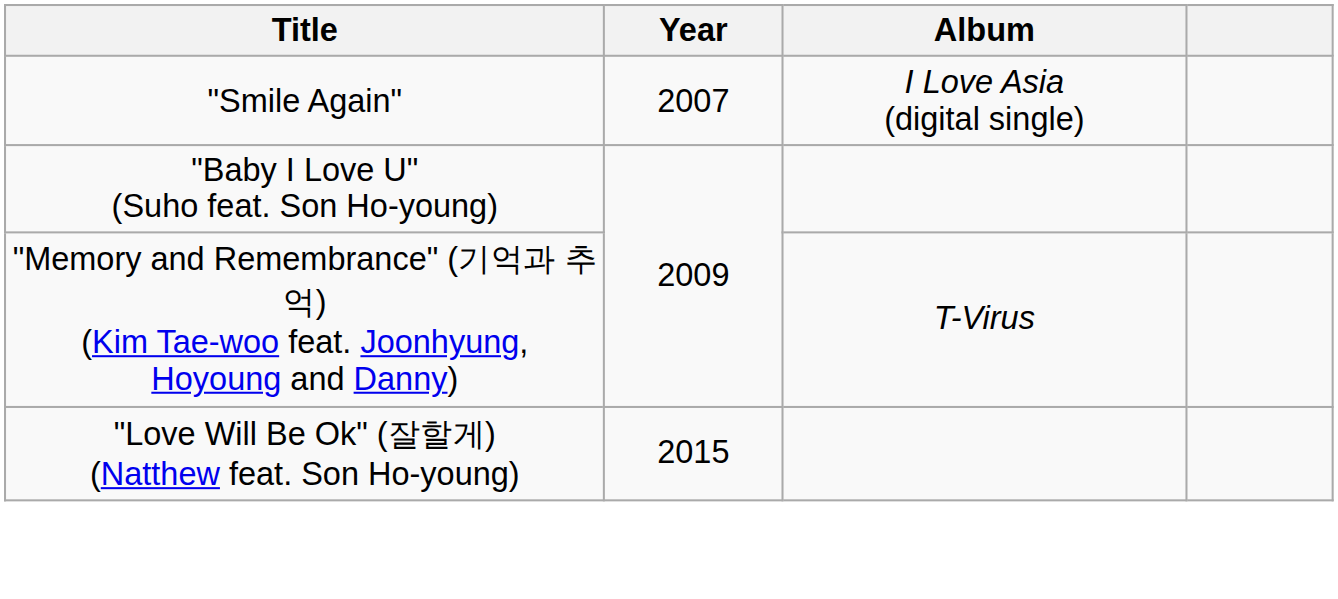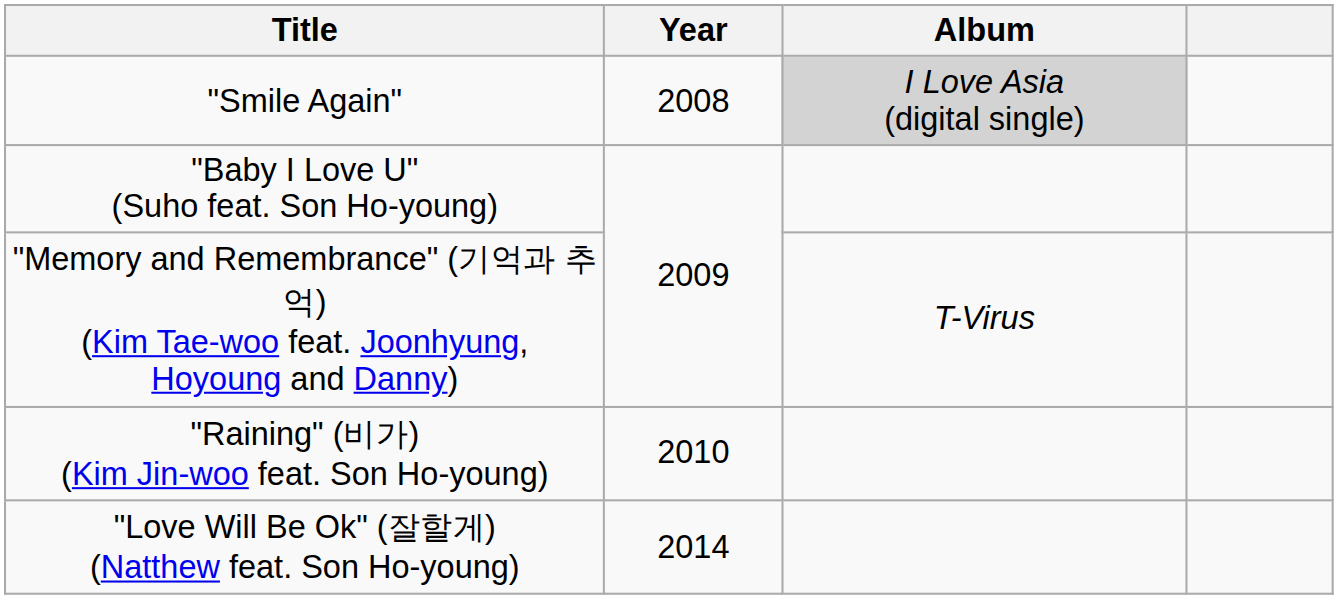(693, 100) 2007 -> (693, 100) 2008
(984, 100) no background -> (984, 100) lightgrey background
+ row: (305, 453)
(693, 452) 2015 -> (693, 546) 2014
